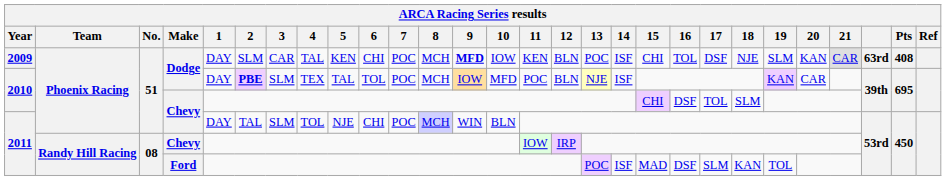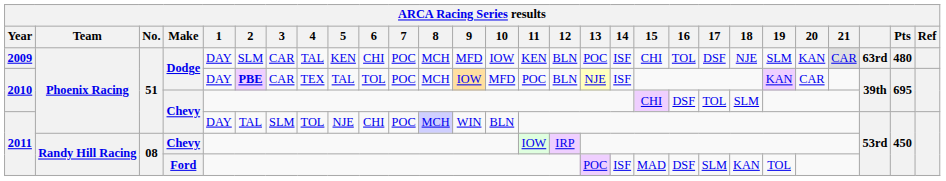(470, 58) bold -> (469, 58) normal
(904, 58) 408 -> (903, 58) 480
(282, 79) SLM -> (282, 79) CAR
